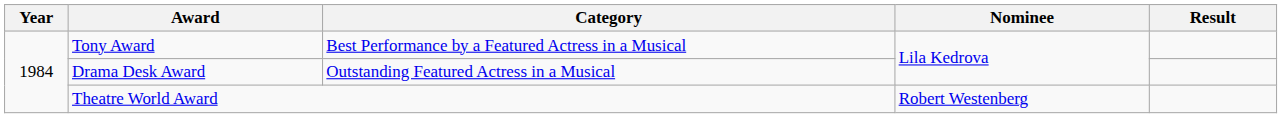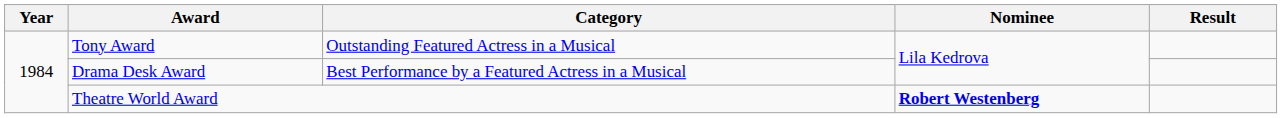(506, 44) Best Performance by a Featured Actress in a Musical -> (471, 44) Outstanding Featured Actress in a Musical
(471, 71) Outstanding Featured Actress in a Musical -> (506, 71) Best Performance by a Featured Actress in a Musical
(963, 98) normal -> (969, 98) bold
